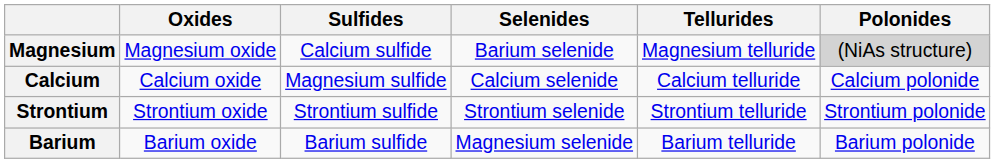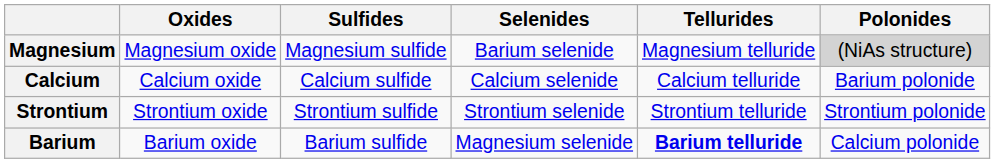(366, 50) Calcium sulfide -> (366, 50) Magnesium sulfide
(366, 81) Magnesium sulfide -> (366, 81) Calcium sulfide
(905, 81) Calcium polonide -> (905, 81) Barium polonide
(729, 142) normal -> (729, 142) bold
(905, 142) Barium polonide -> (905, 142) Calcium polonide
